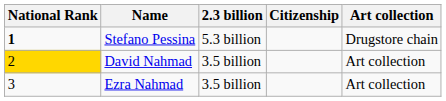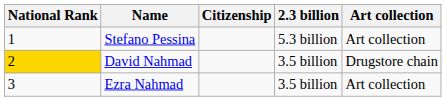columns swapped: (304, 15) <-> (232, 15)
(11, 38) bold -> (11, 38) normal
(392, 38) Drugstore chain -> (385, 38) Art collection
(385, 61) Art collection -> (392, 61) Drugstore chain
